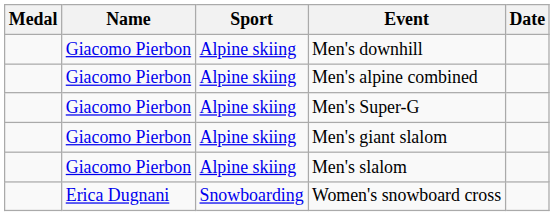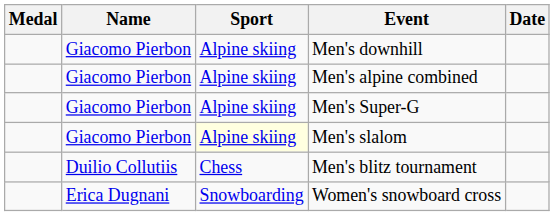- row: (380, 137)
(248, 166) no background -> (248, 137) lightyellow background
+ row: (394, 166)
